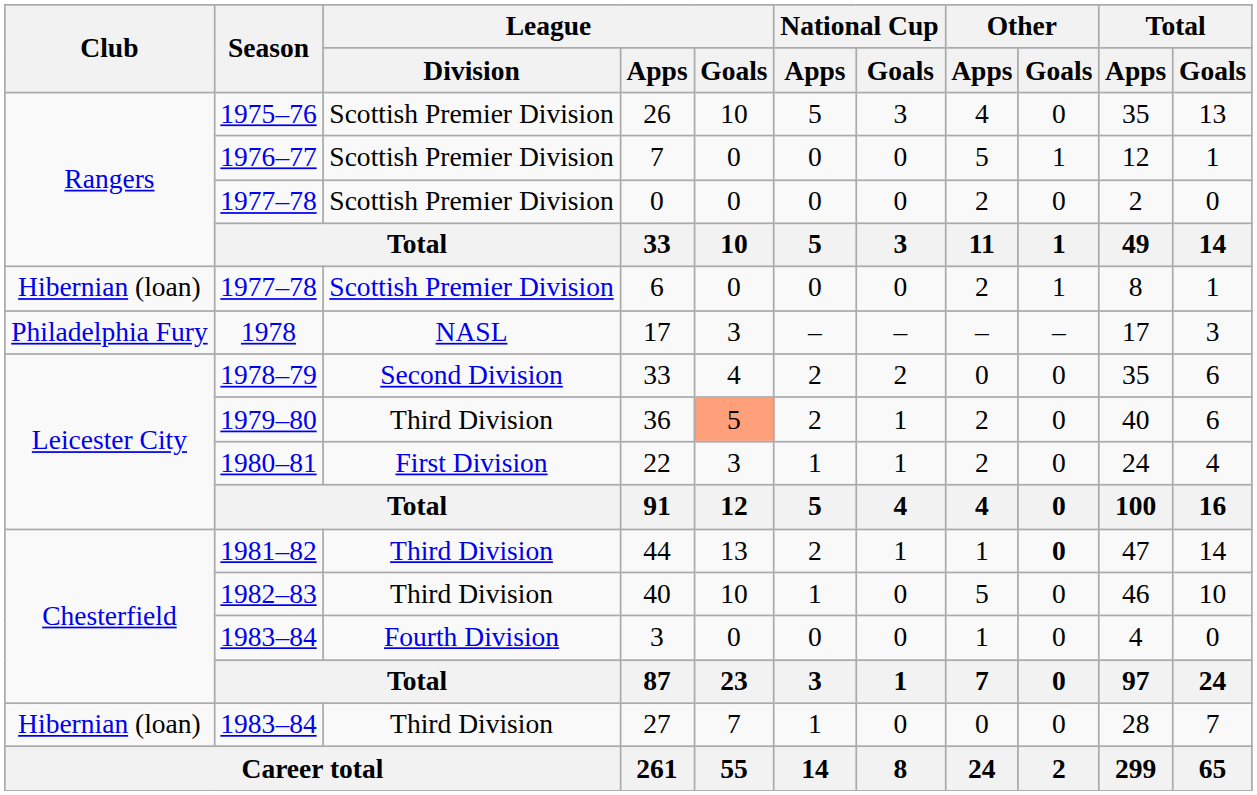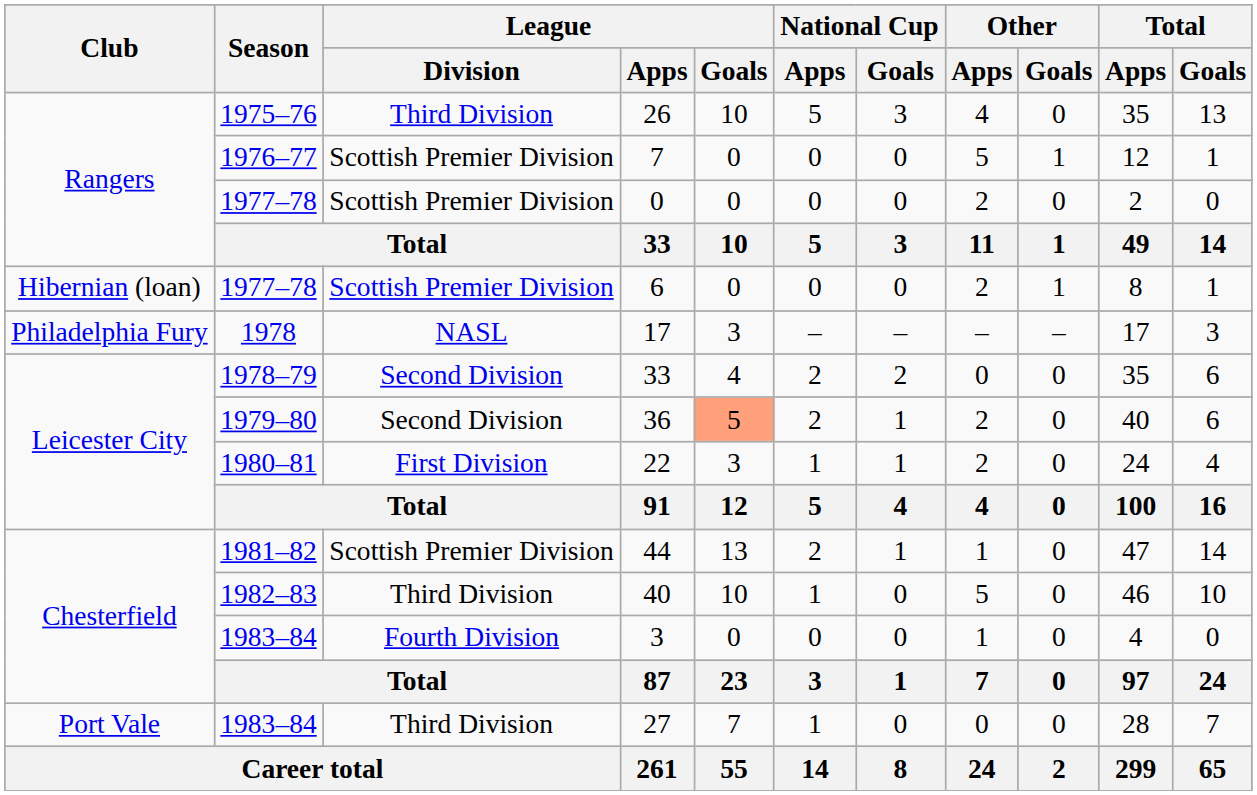(472, 113) Scottish Premier Division -> (472, 113) Third Division
(472, 419) Third Division -> (472, 419) Second Division
(472, 550) Third Division -> (472, 550) Scottish Premier Division
(1059, 550) bold -> (1059, 550) normal
(109, 724) Hibernian (loan) -> (109, 724) Port Vale
